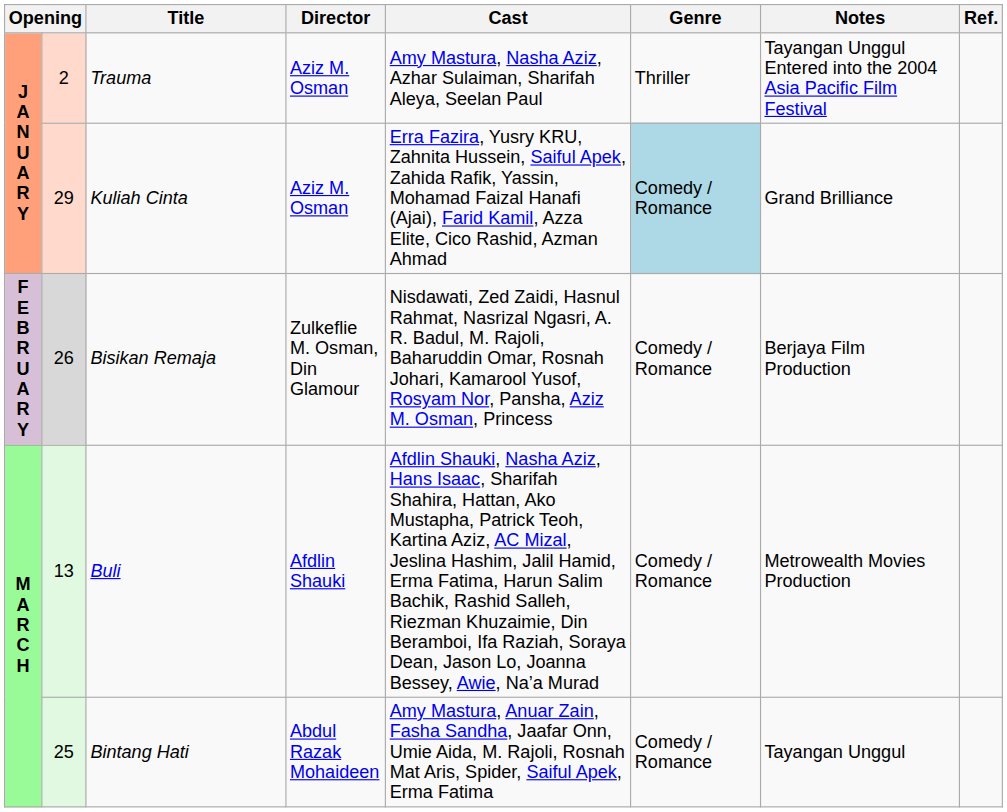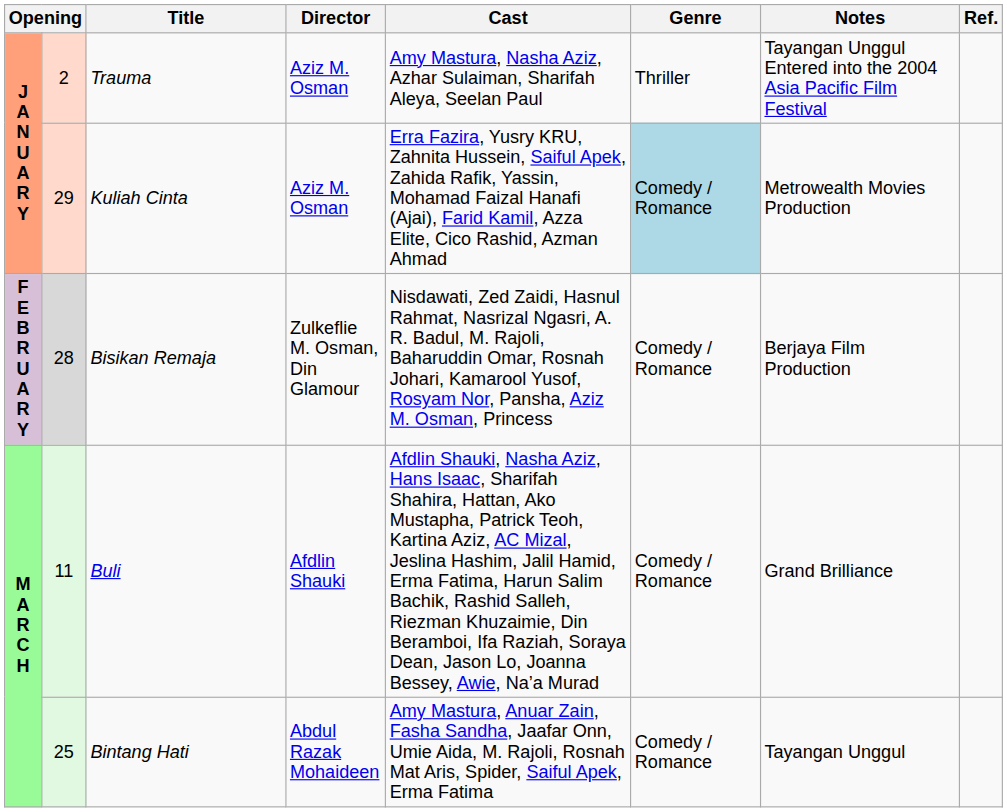(829, 198) Grand Brilliance -> (845, 198) Metrowealth Movies Production
(64, 359) 26 -> (64, 359) 28
(64, 570) 13 -> (64, 570) 11
(845, 570) Metrowealth Movies Production -> (829, 570) Grand Brilliance
